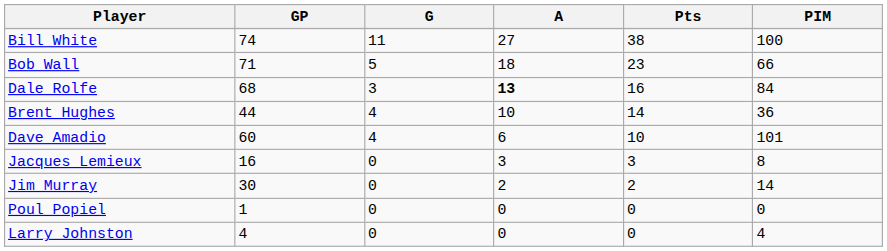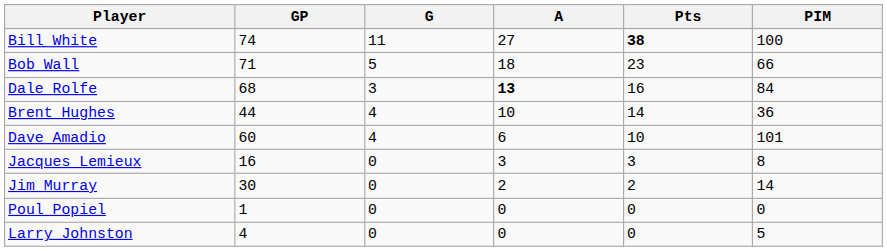(636, 41) normal -> (636, 41) bold
(761, 234) 4 -> (761, 234) 5
